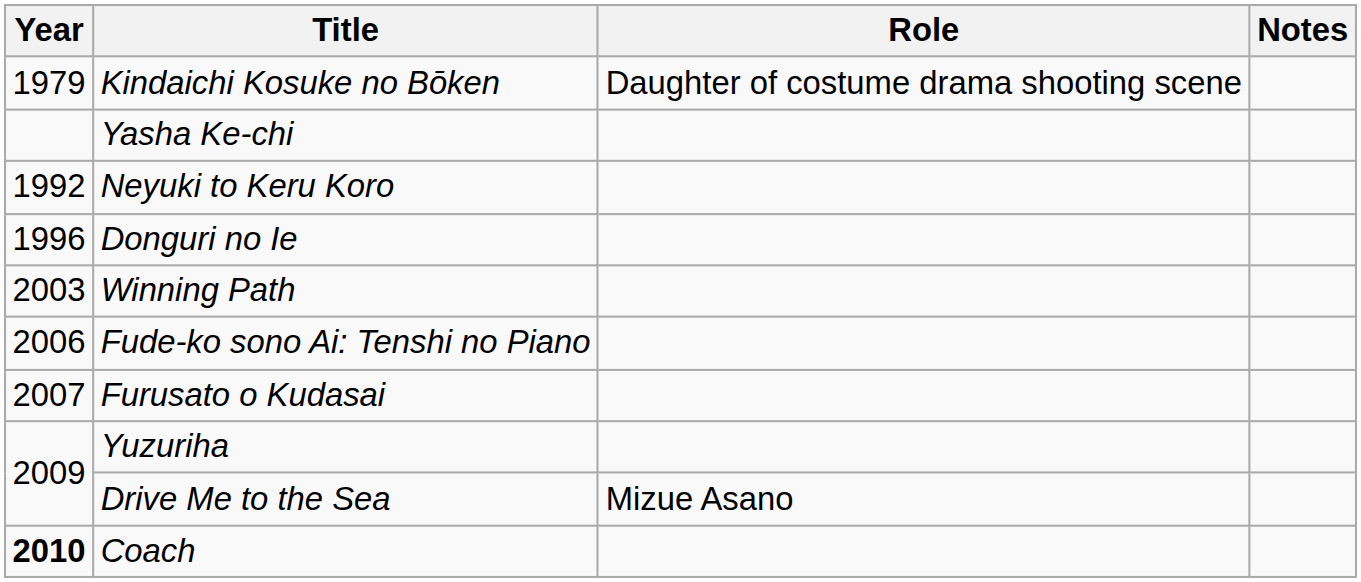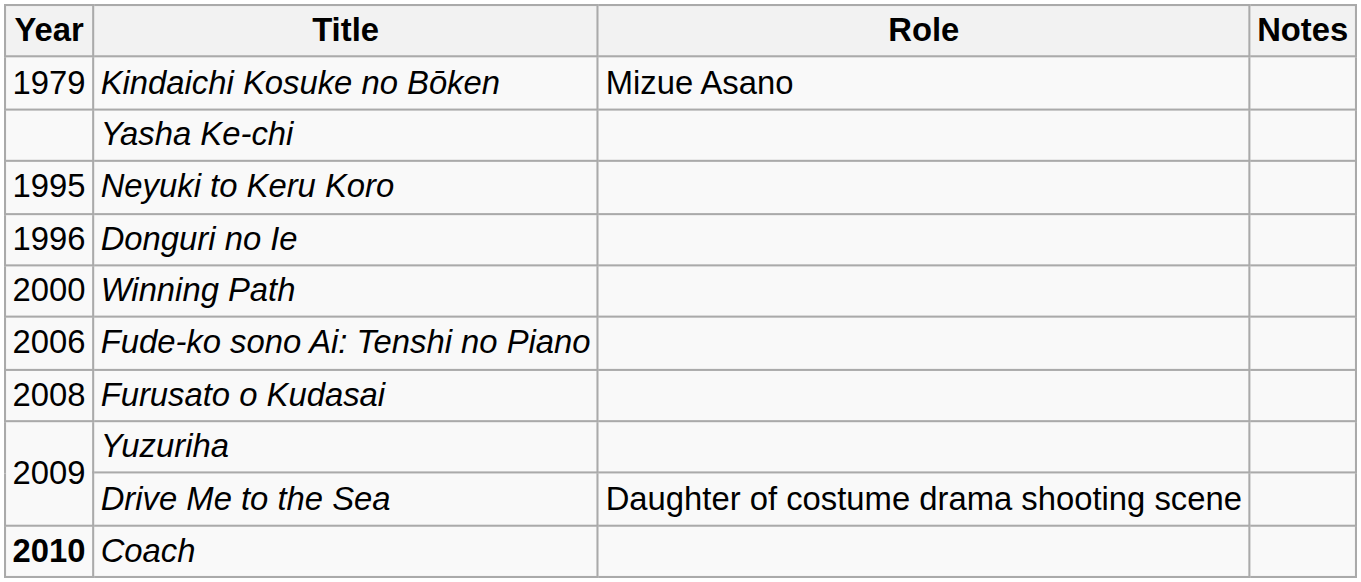(924, 82) Daughter of costume drama shooting scene -> (700, 82) Mizue Asano
(49, 186) 1992 -> (49, 186) 1995
(49, 290) 2003 -> (49, 290) 2000
(49, 394) 2007 -> (49, 394) 2008
(700, 498) Mizue Asano -> (924, 498) Daughter of costume drama shooting scene
